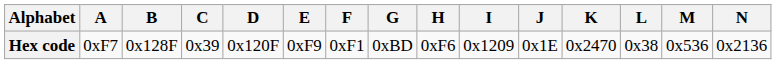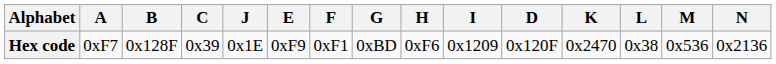columns swapped: (253, 17) <-> (540, 17)
